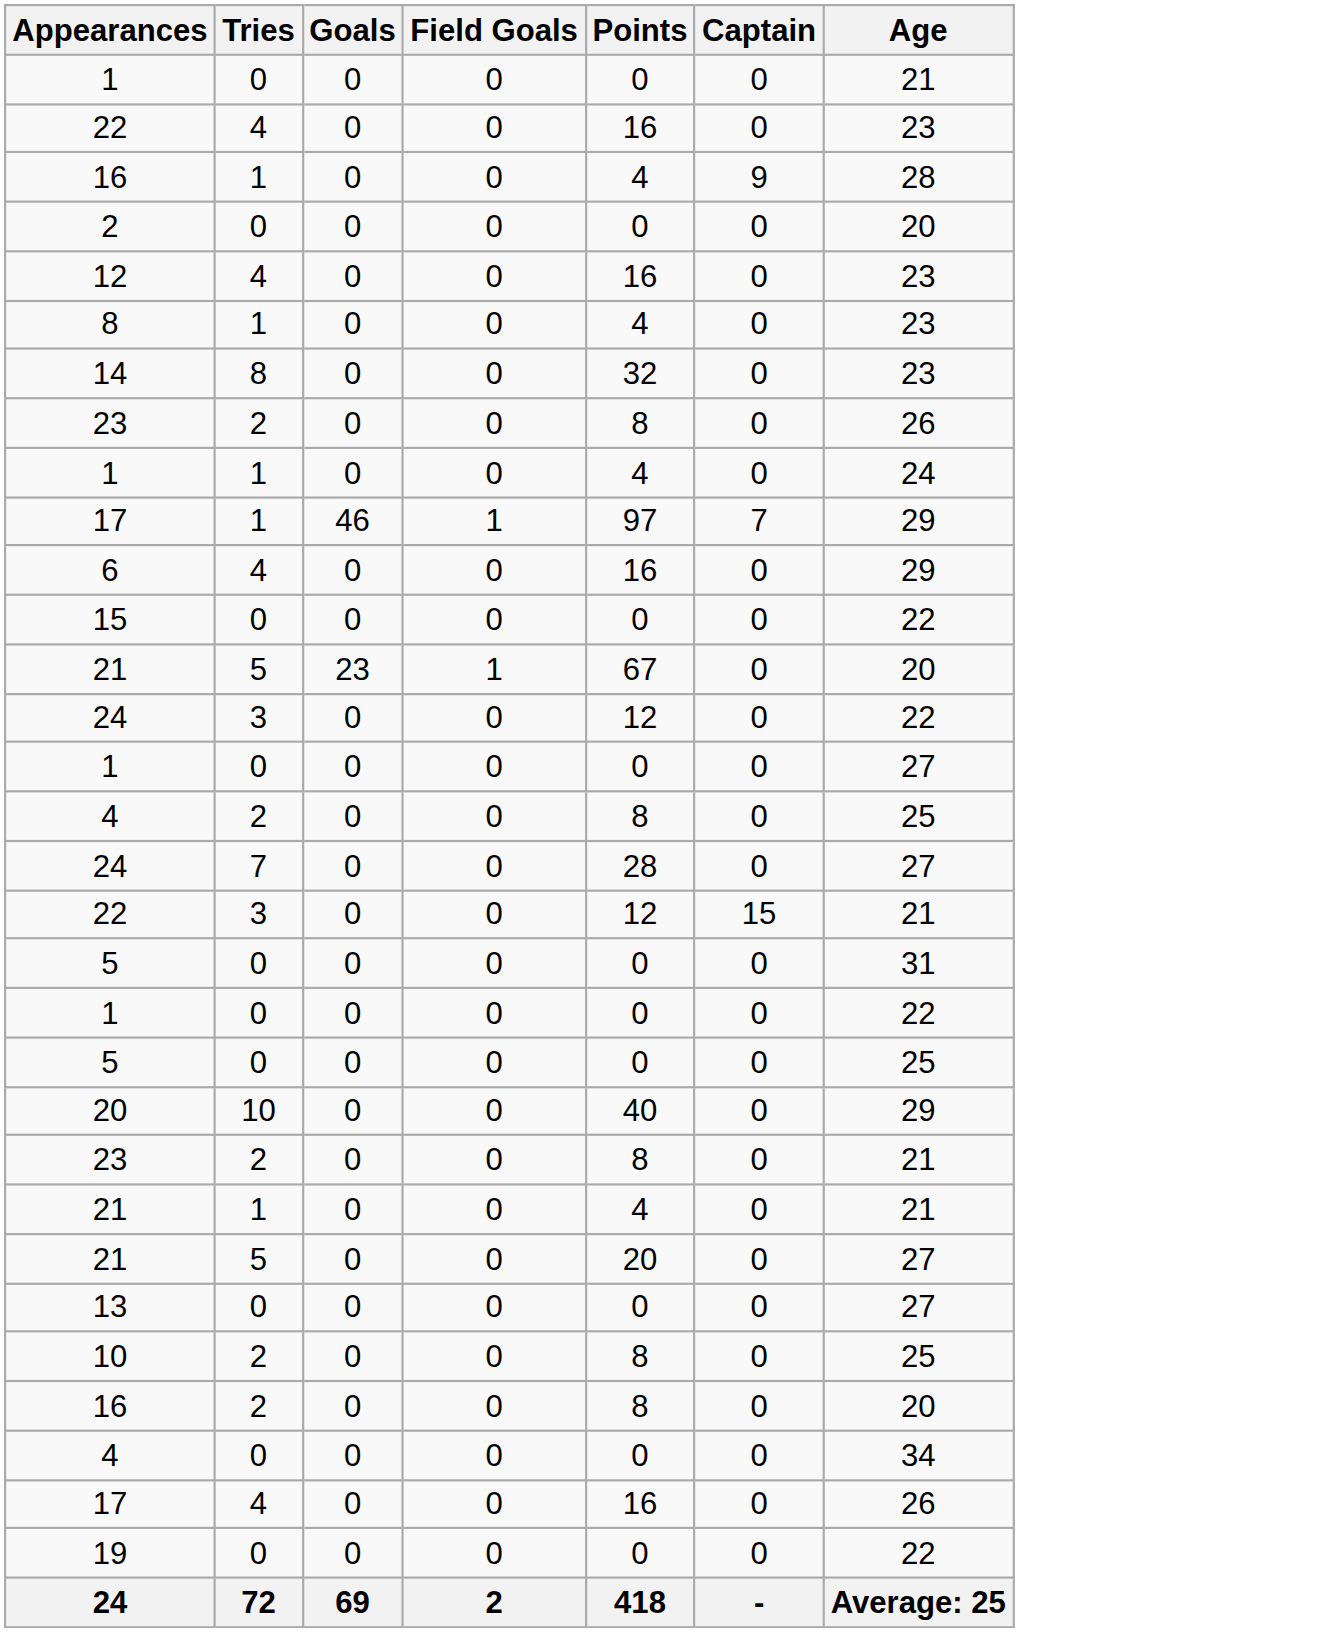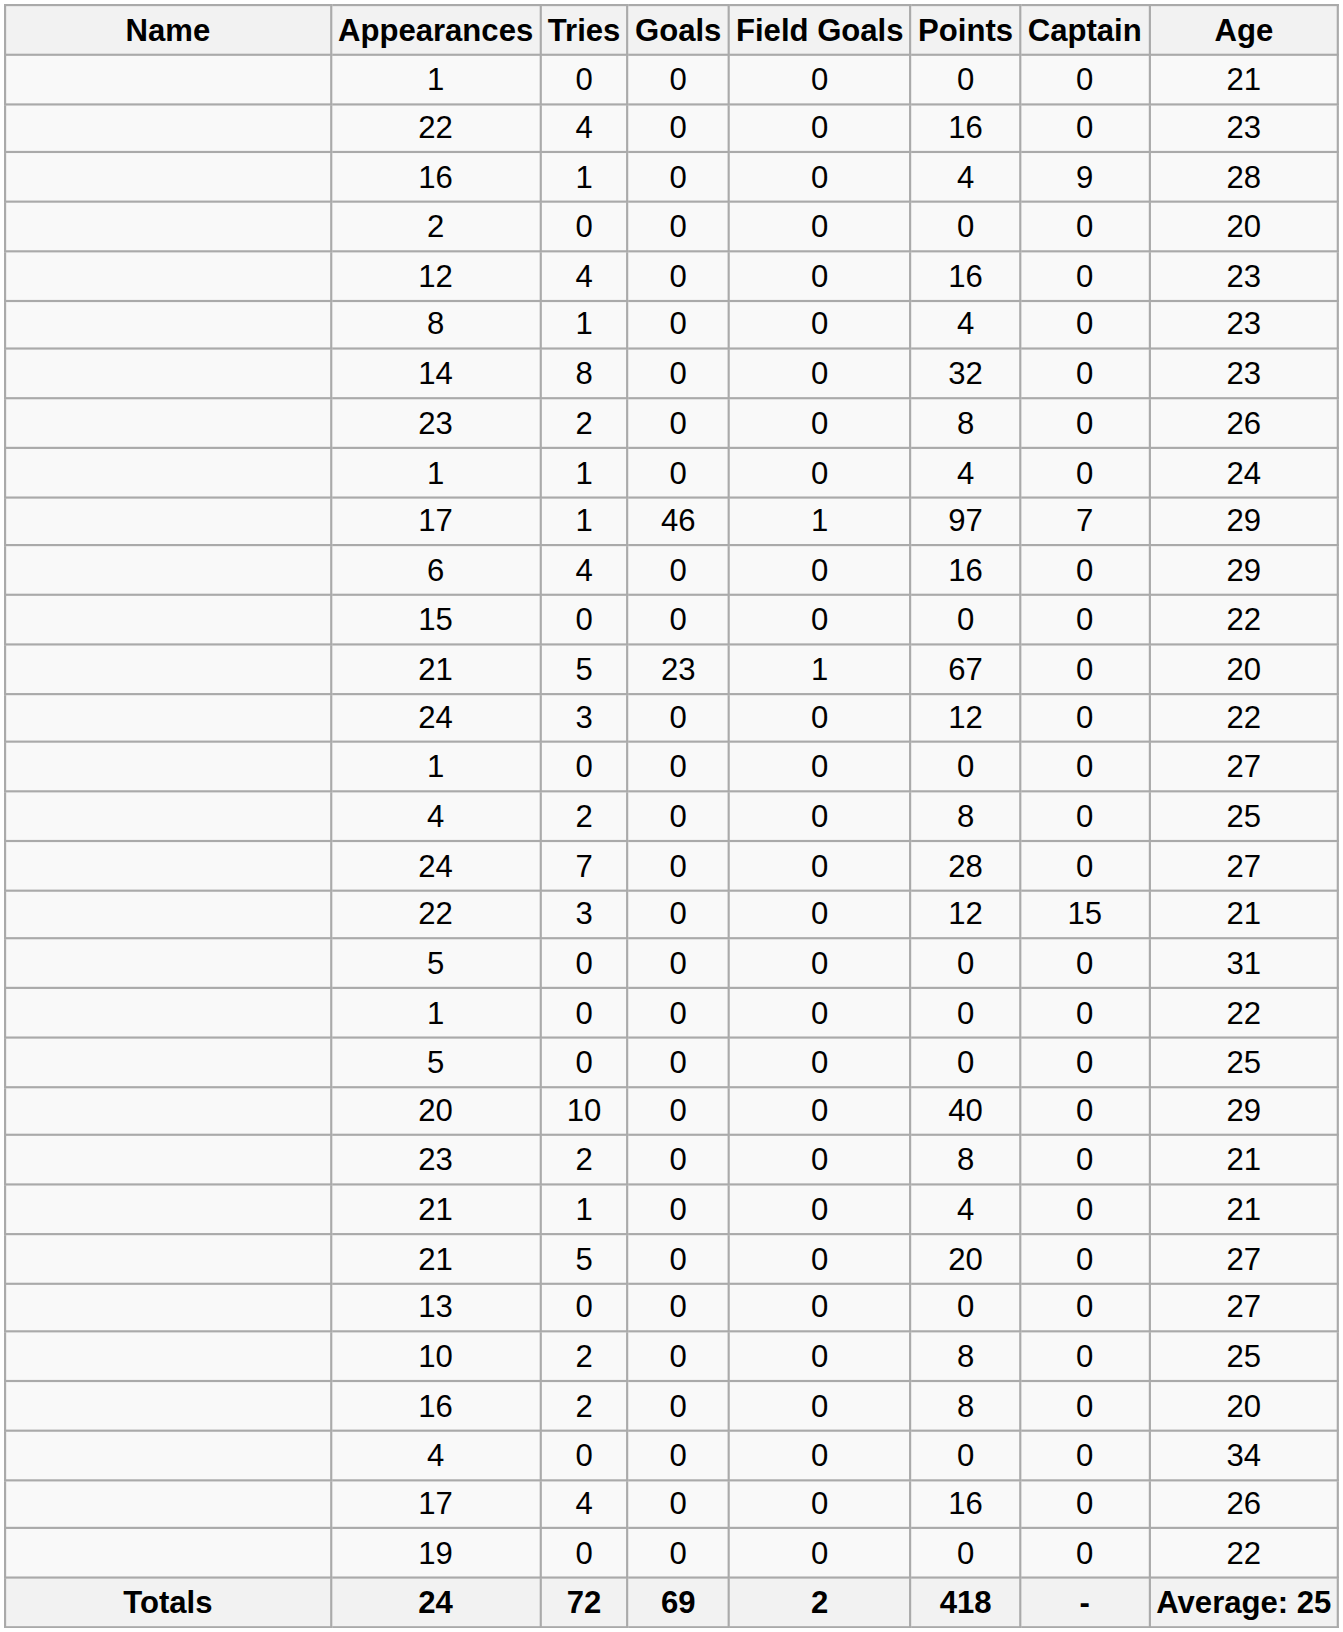+ column: (168, 30)
